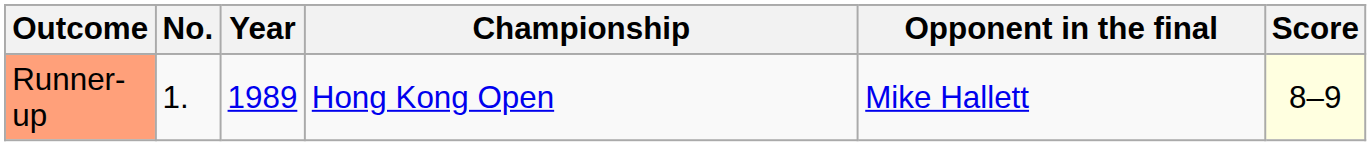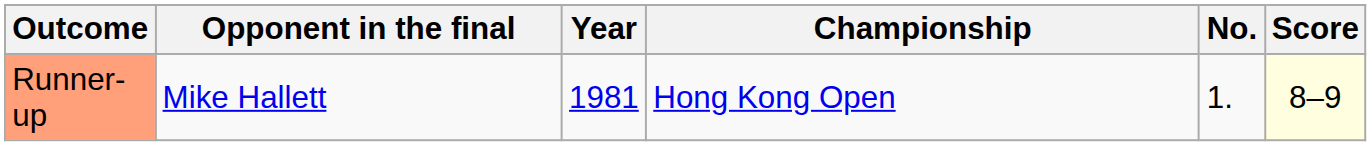columns swapped: (188, 29) <-> (1061, 29)
(262, 96) 1989 -> (604, 96) 1981
